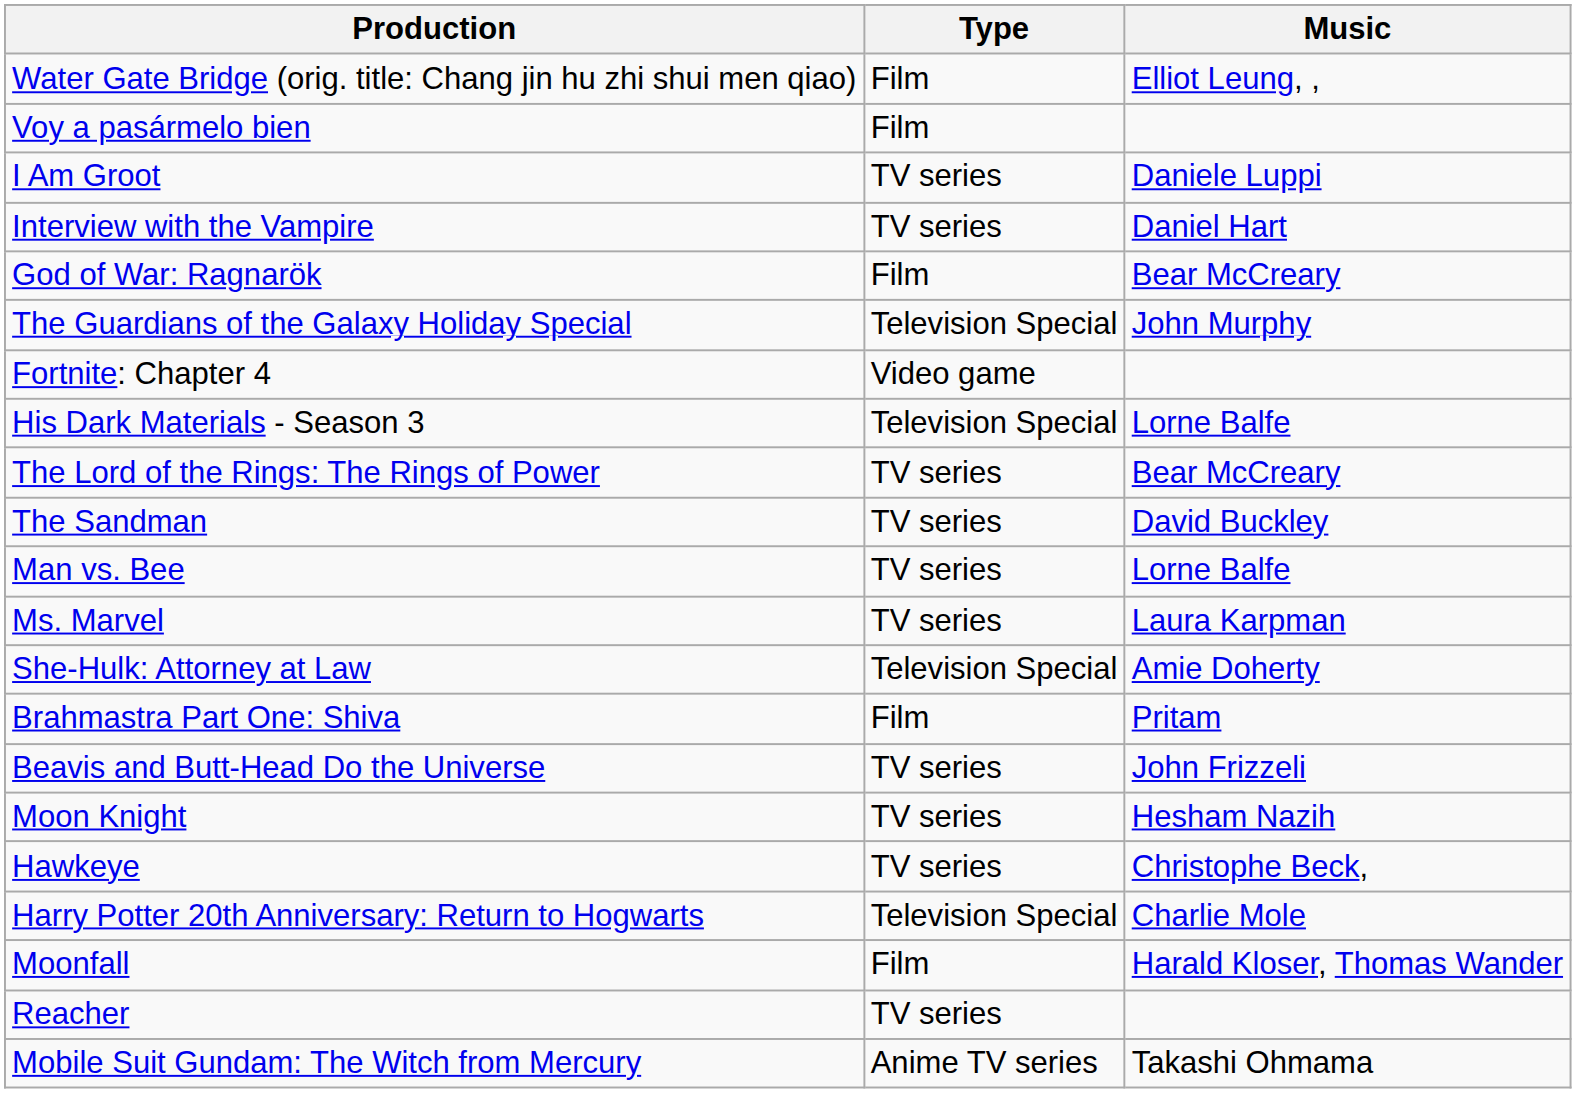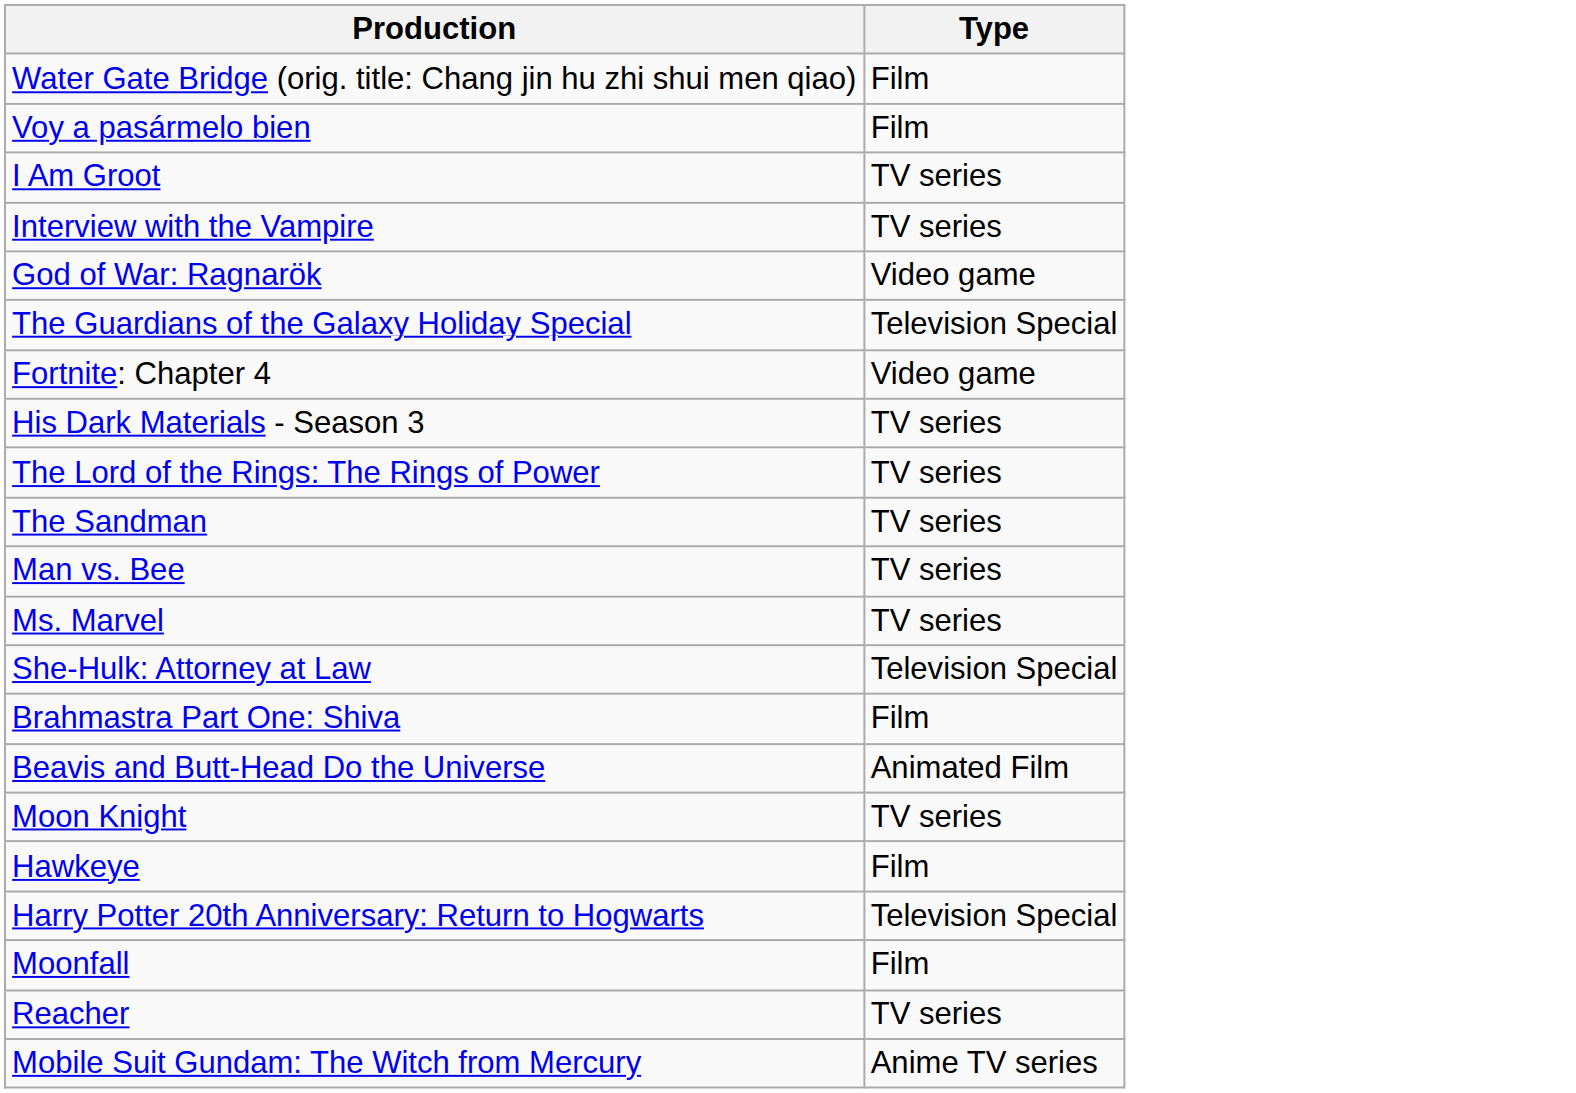- column: (1347, 29)
(900, 275) Film -> (953, 275) Video game
(994, 422) Television Special -> (936, 422) TV series
(936, 767) TV series -> (970, 767) Animated Film
(936, 865) TV series -> (900, 865) Film
